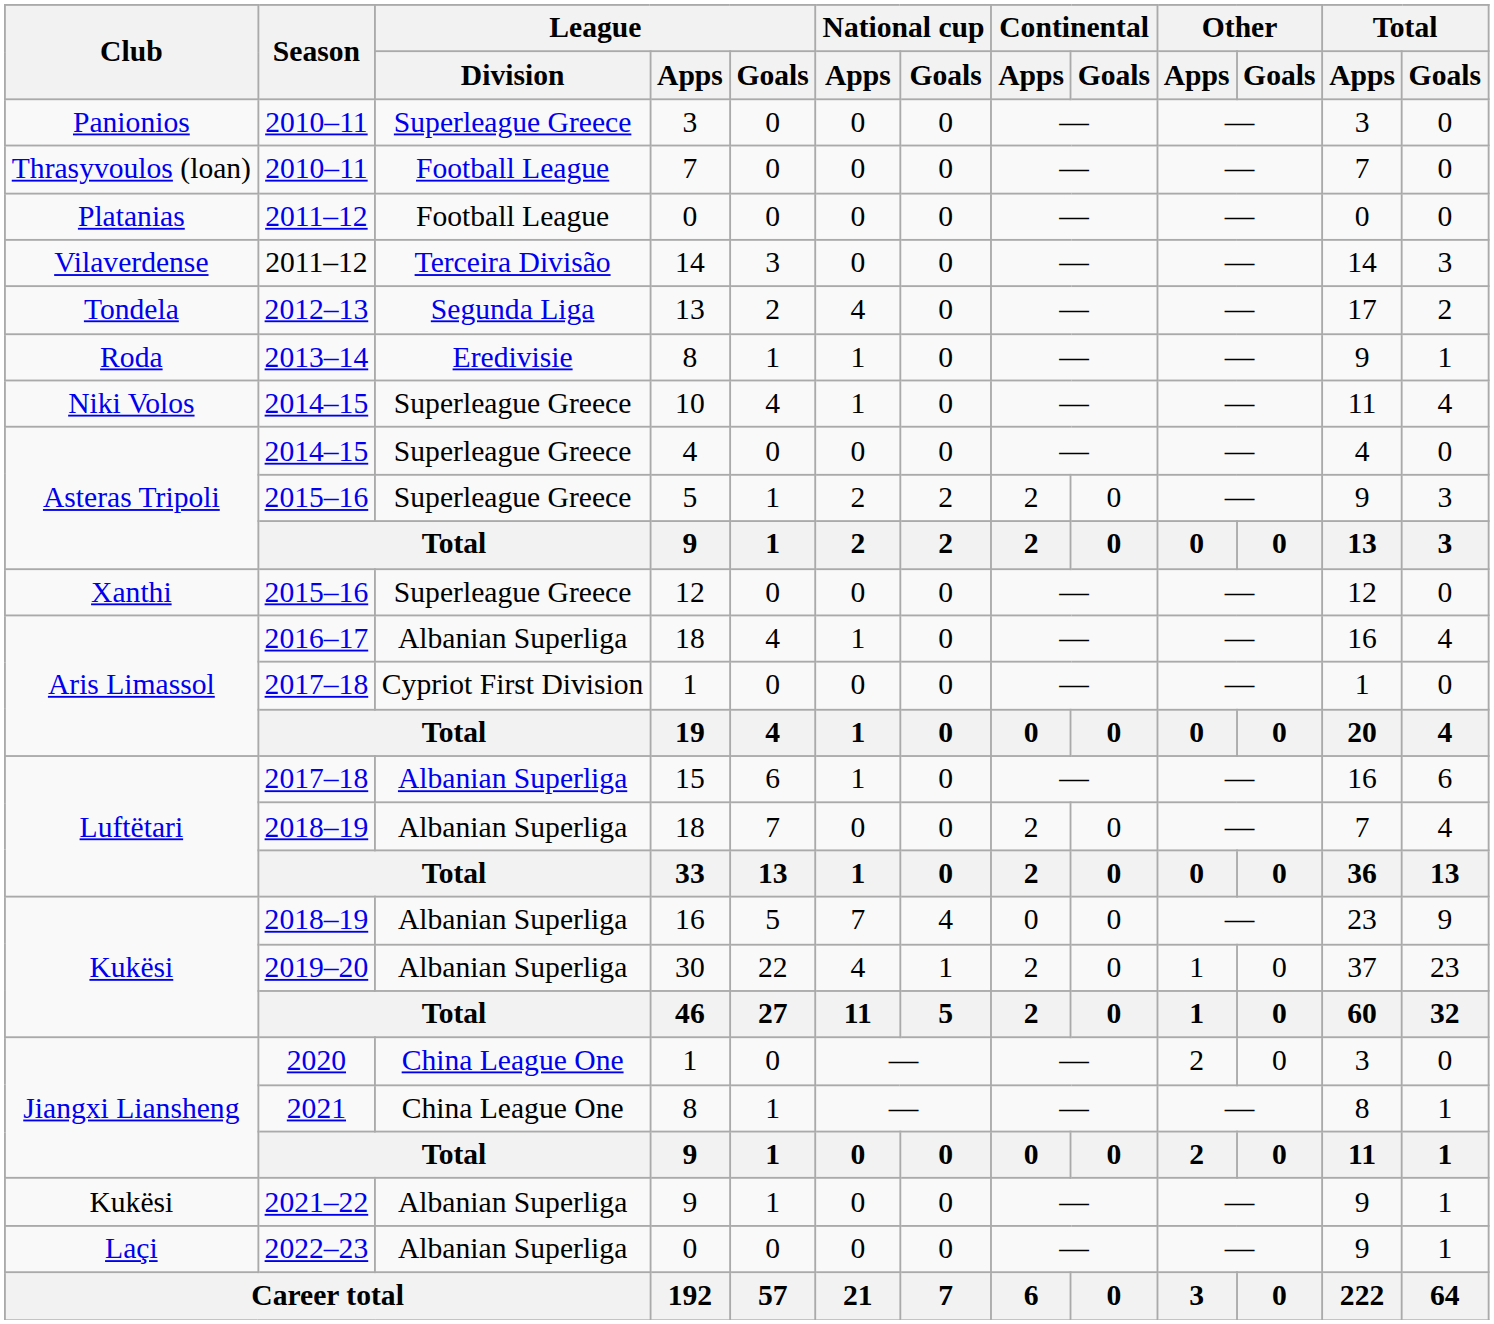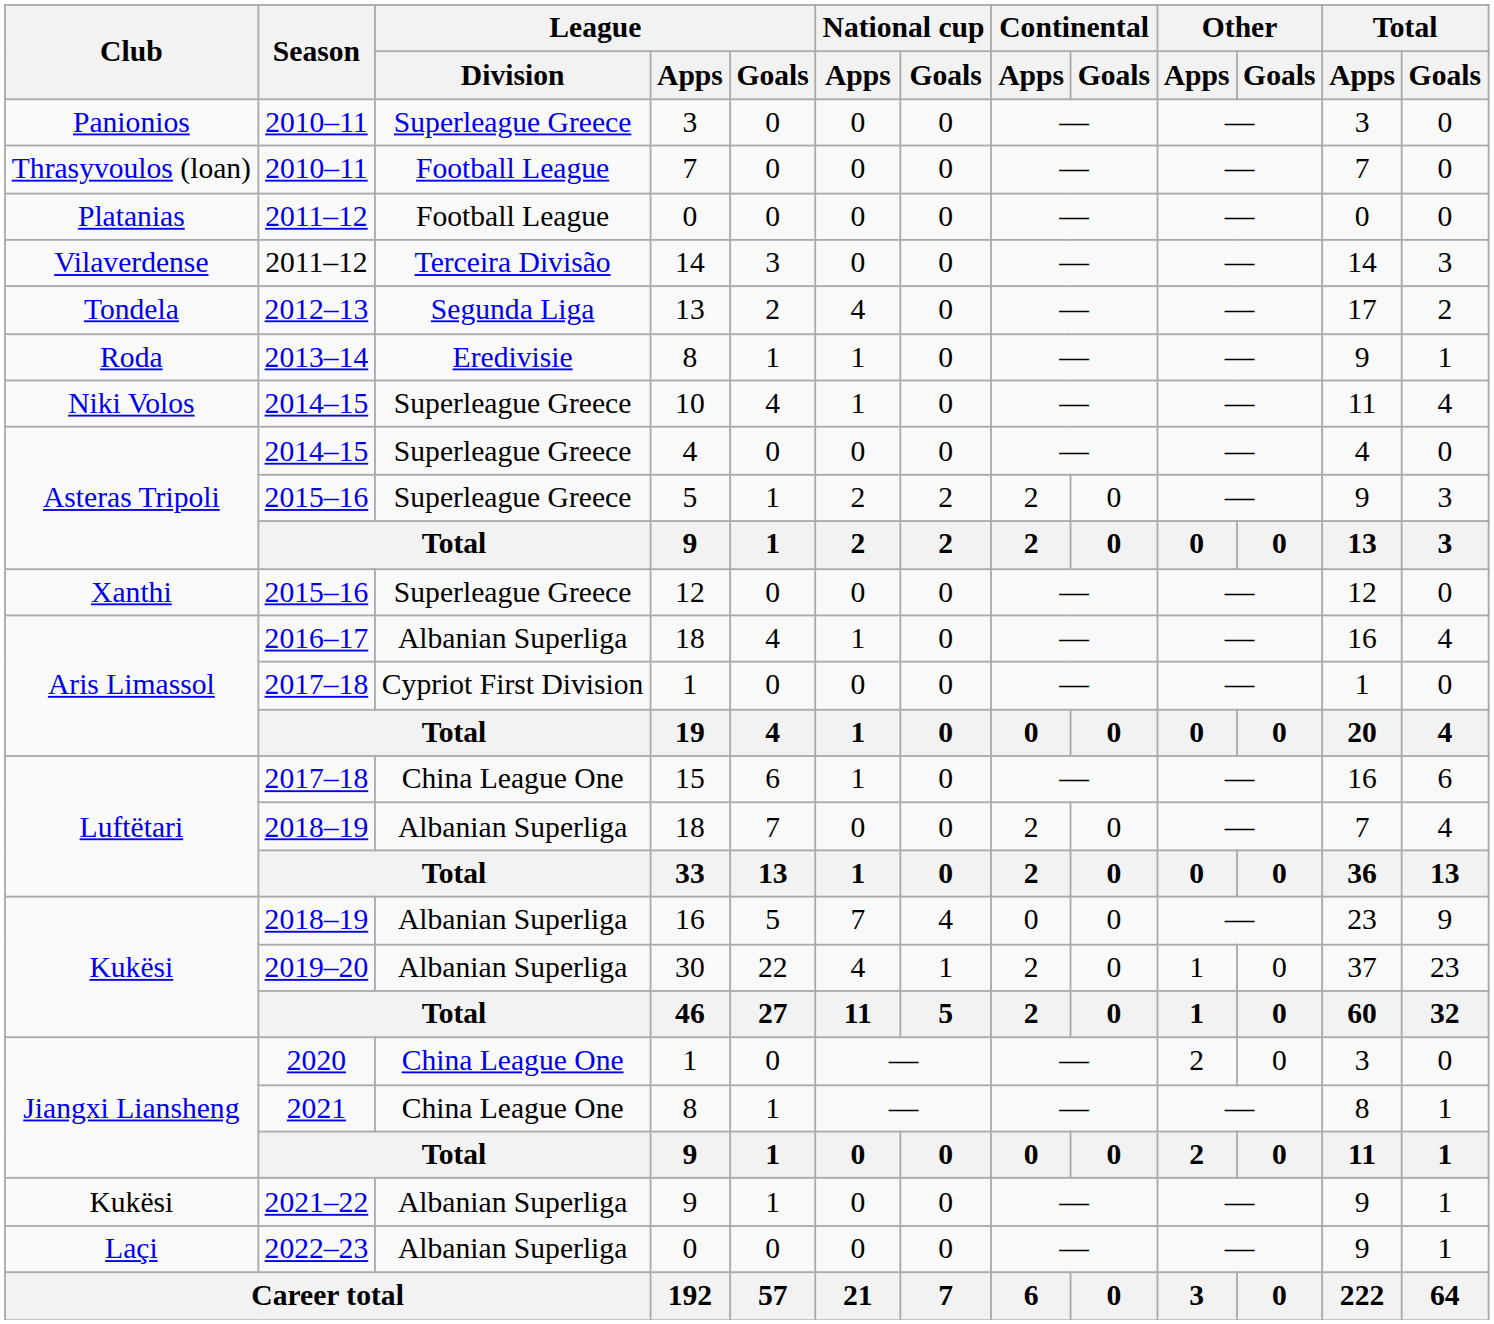(513, 779) Albanian Superliga -> (513, 779) China League One
